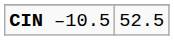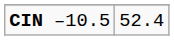(142, 20) 52.5 -> (142, 20) 52.4
